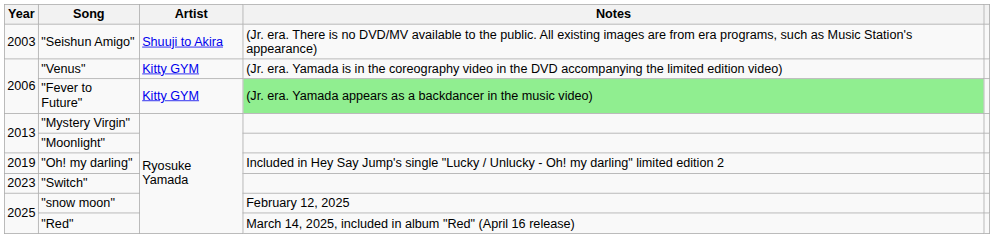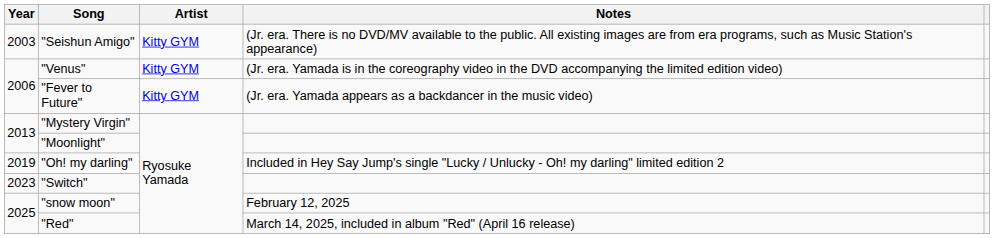(183, 41) Shuuji to Akira -> (171, 41) Kitty GYM
(419, 95) lightgreen background -> (419, 95) no background
